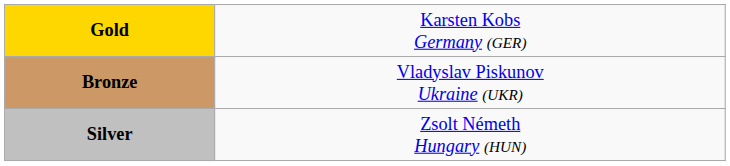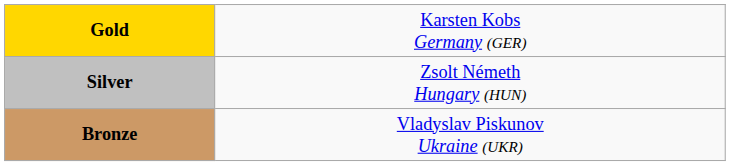rows swapped: (110, 134) <-> (110, 82)
